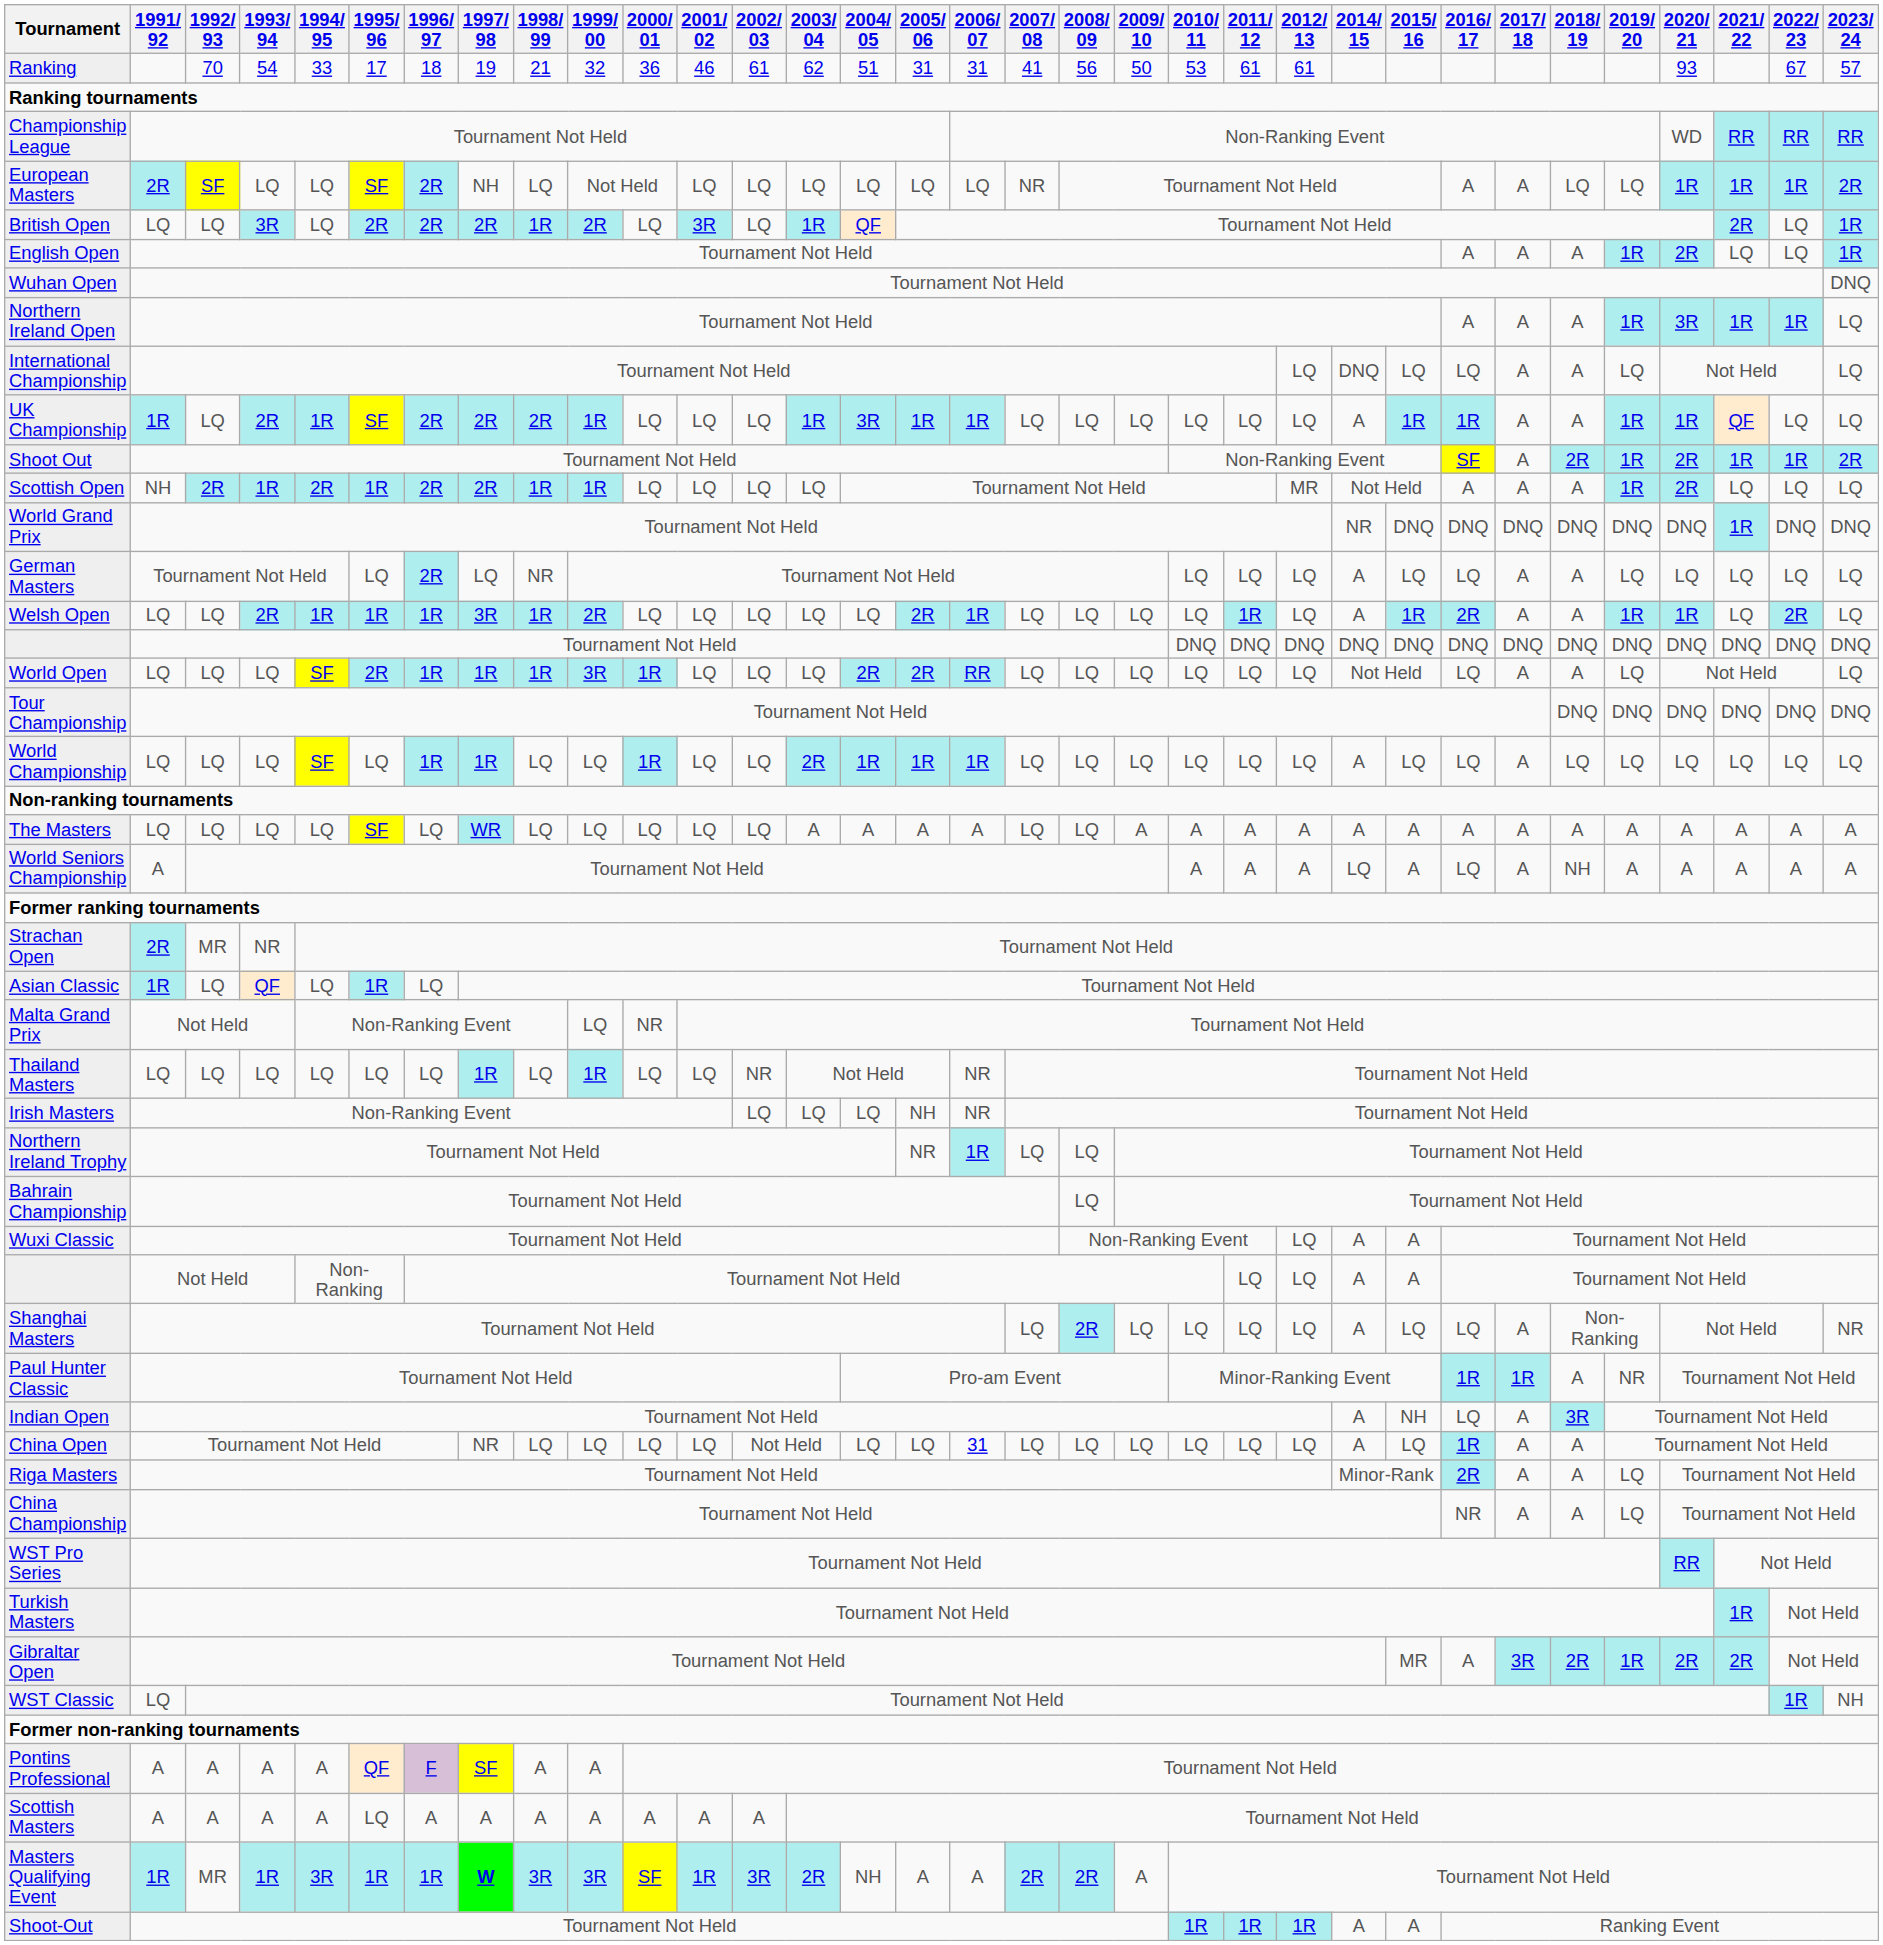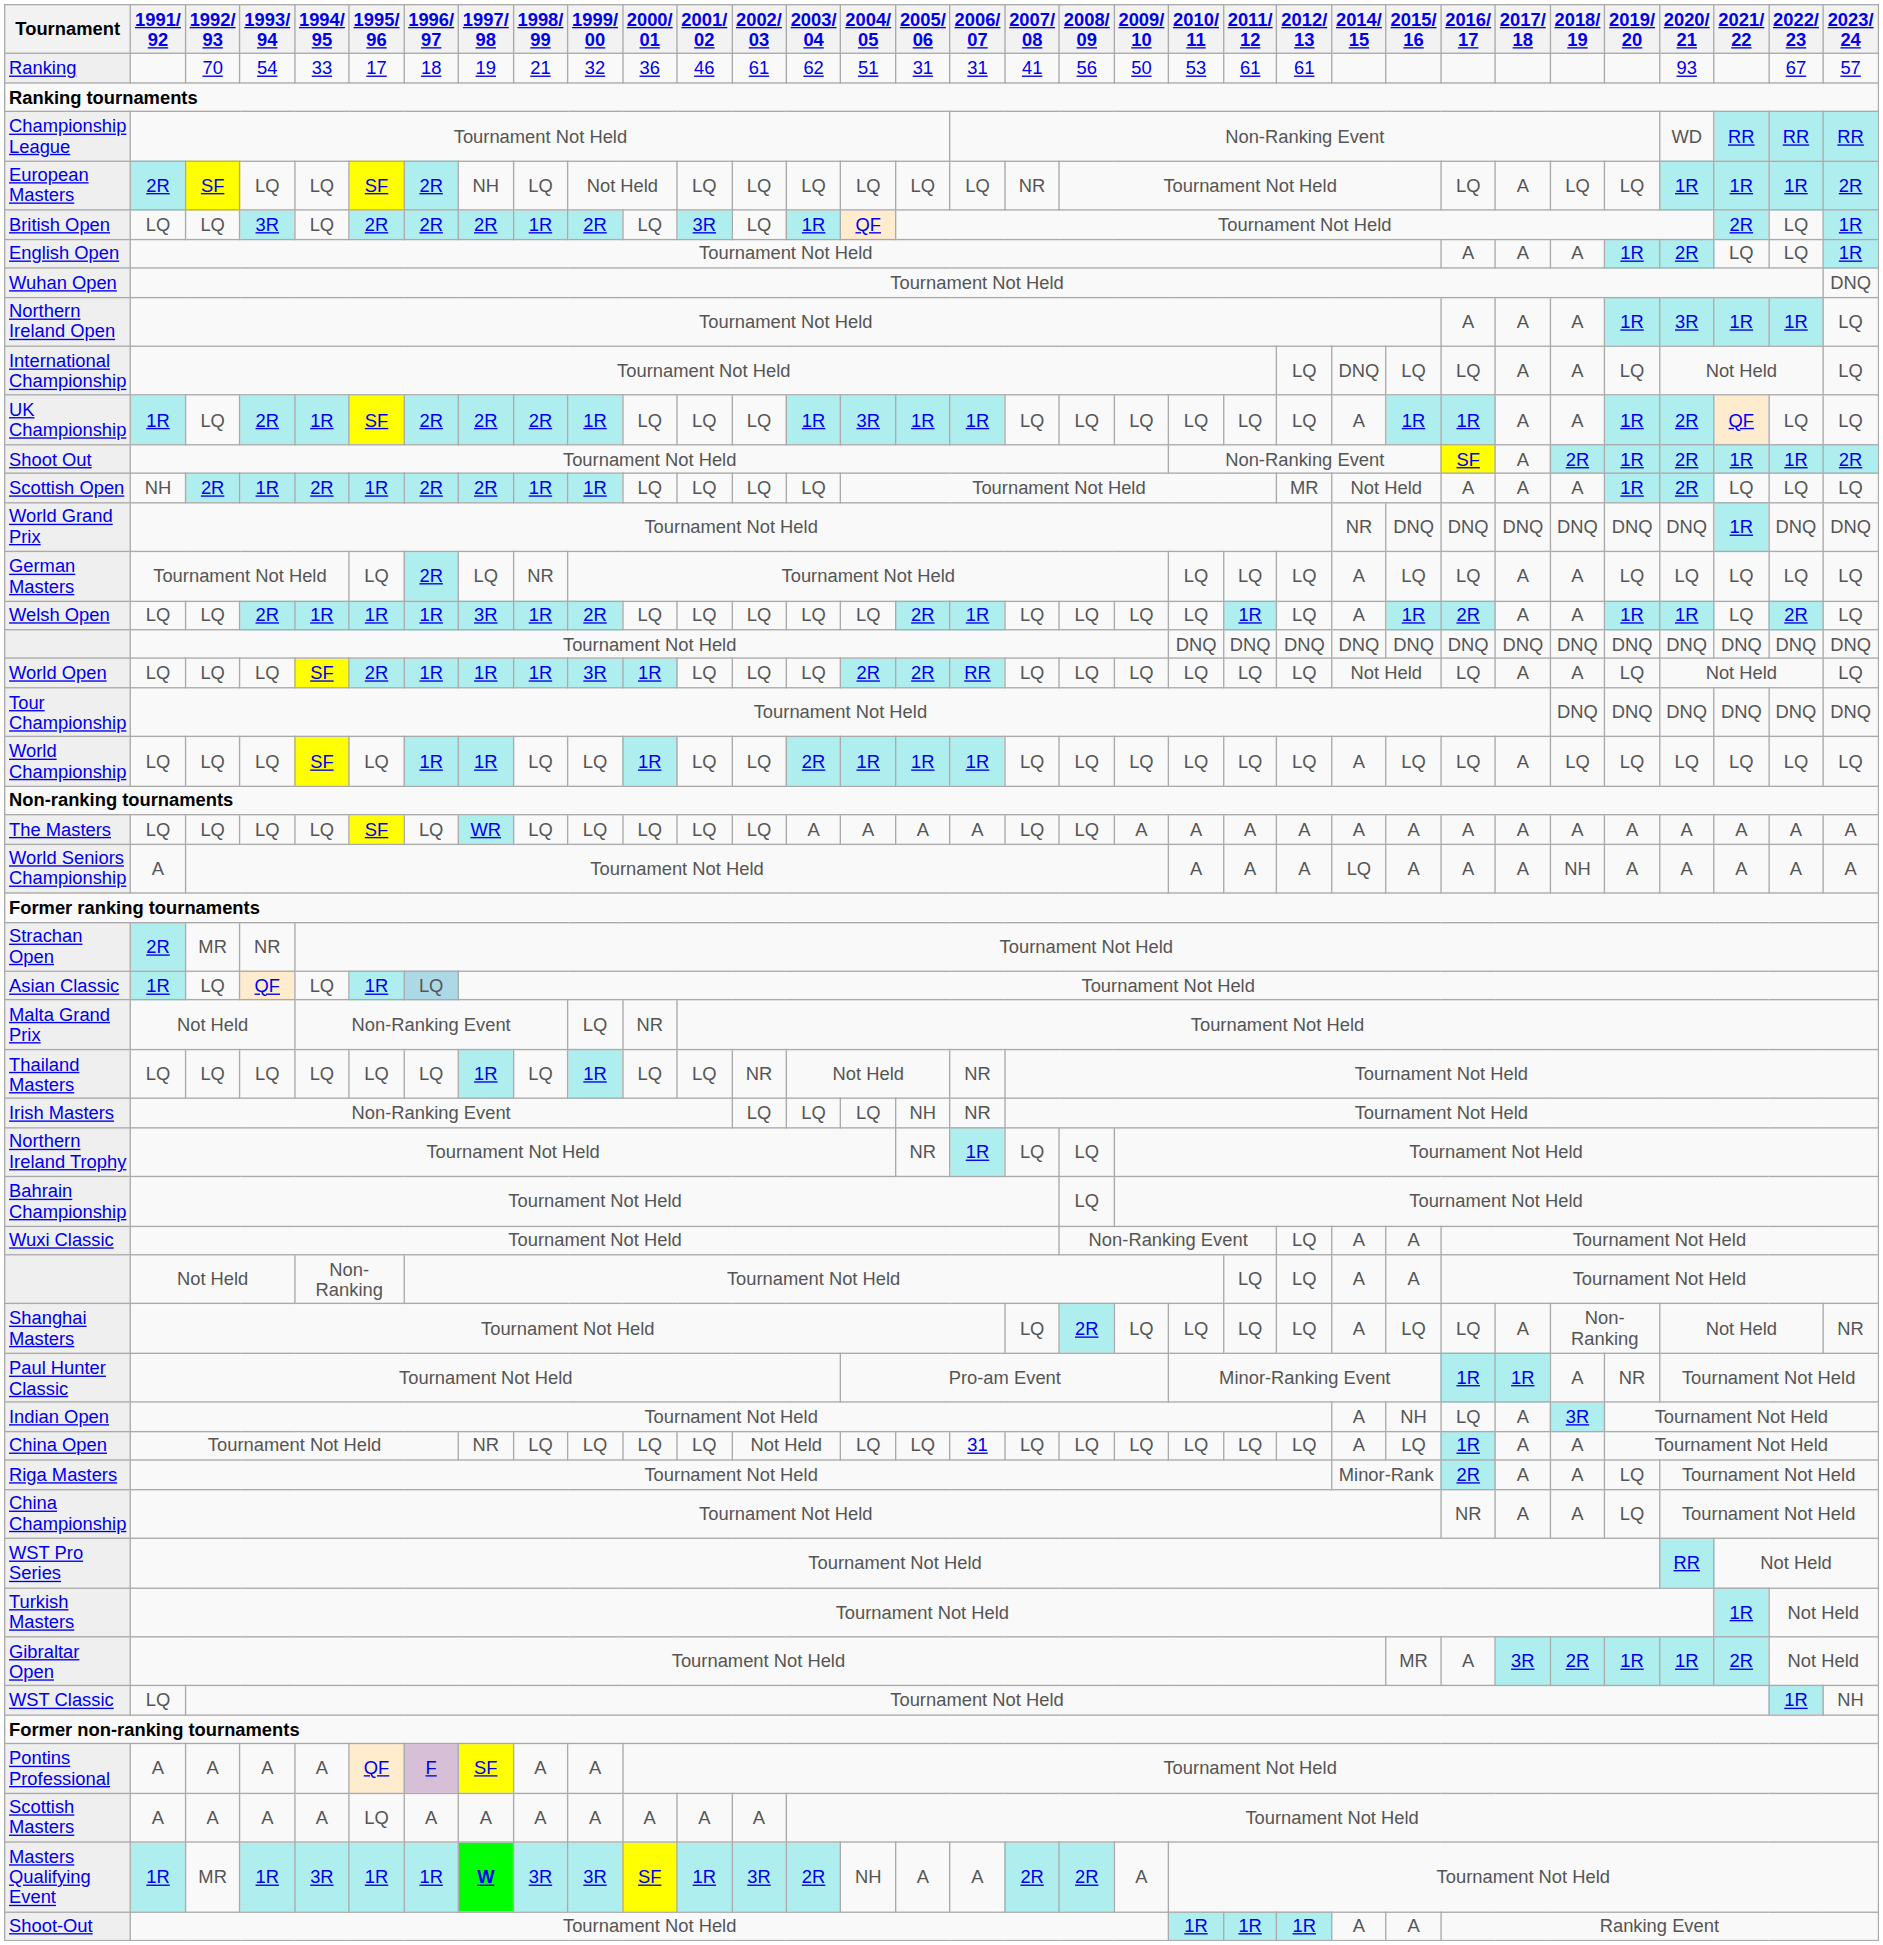(1468, 185) A -> (1468, 185) LQ
(1687, 420) 1R -> (1687, 420) 2R
(1468, 868) LQ -> (1468, 868) A
(431, 985) no background -> (431, 985) lightblue background
(1687, 1661) 2R -> (1687, 1661) 1R
